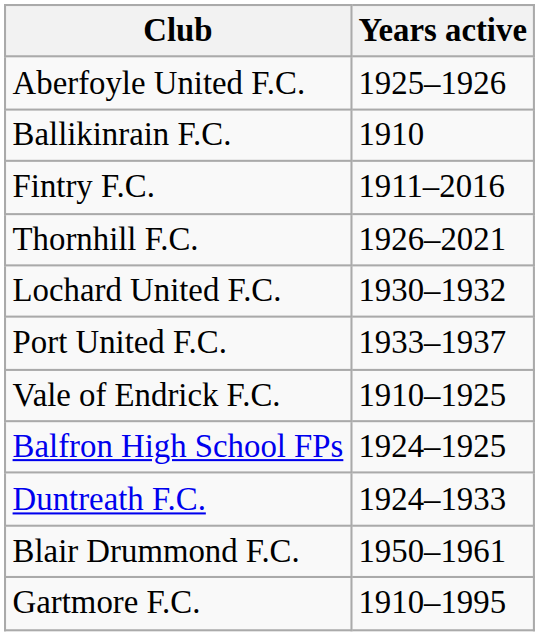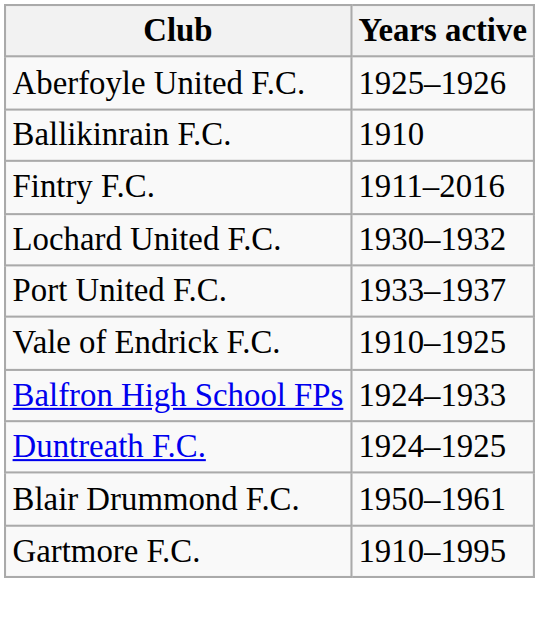- row: (106, 238)
(432, 446) 1924–1925 -> (432, 394) 1924–1933
(432, 498) 1924–1933 -> (432, 446) 1924–1925
